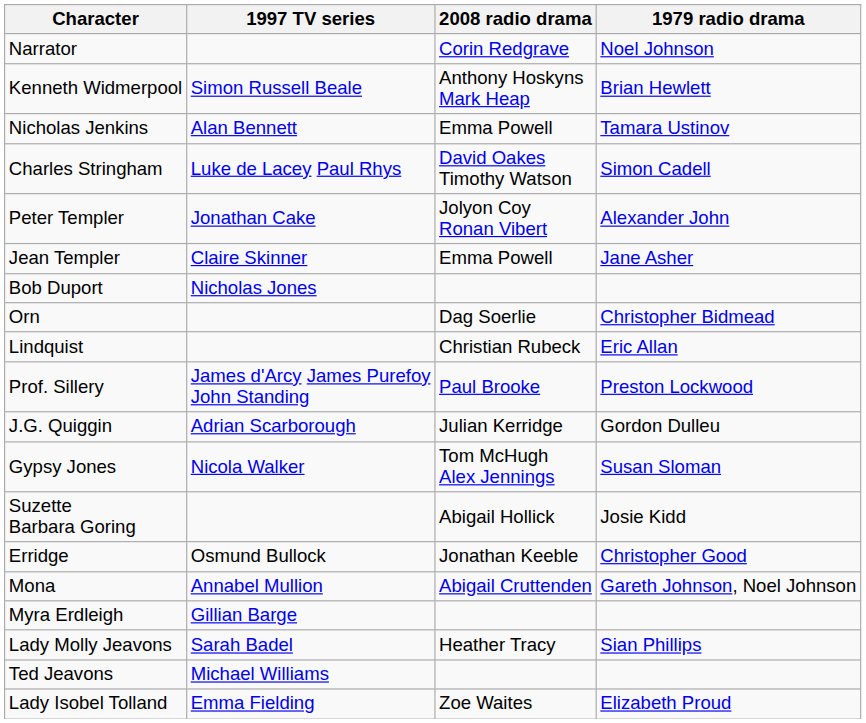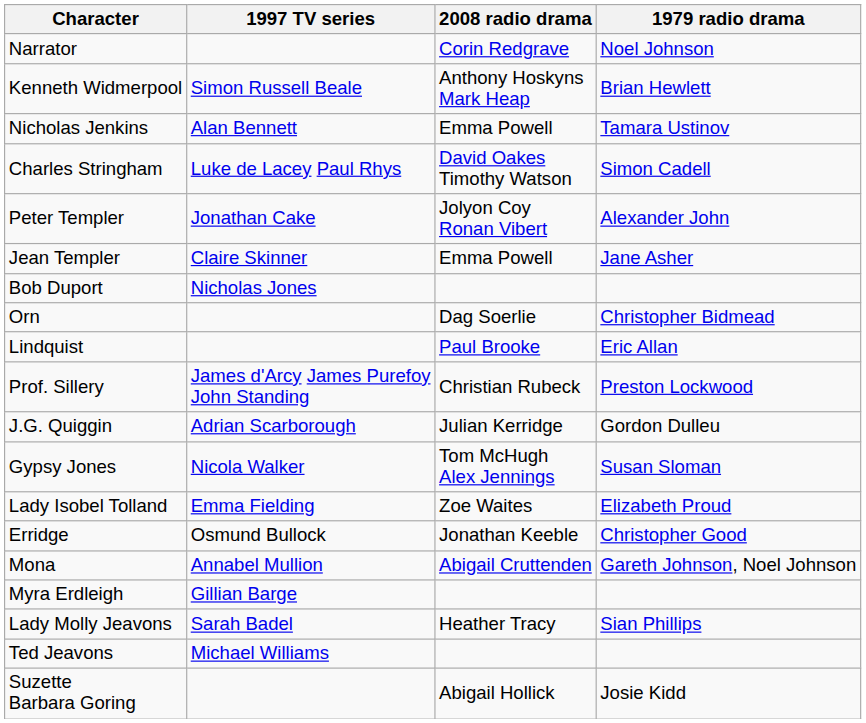(510, 346) Christian Rubeck -> (490, 346) Paul Brooke
(490, 386) Paul Brooke -> (510, 386) Christian Rubeck
rows swapped: (72, 516) <-> (88, 703)
